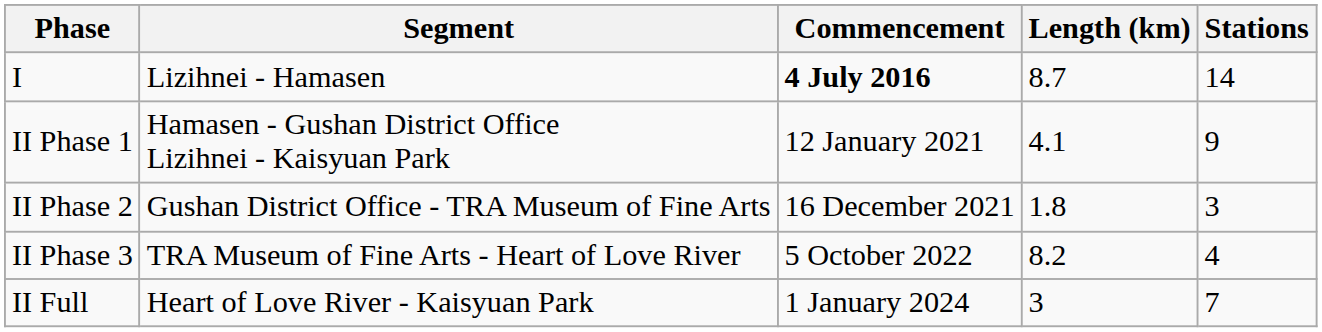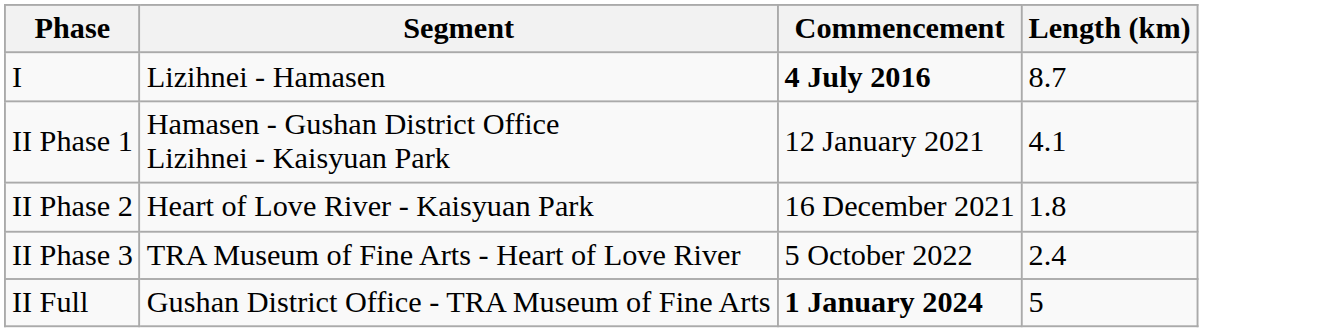- column: (1257, 28)
(459, 206) Gushan District Office - TRA Museum of Fine Arts -> (370, 206) Heart of Love River - Kaisyuan Park
(1047, 254) 8.2 -> (1047, 254) 2.4
(370, 302) Heart of Love River - Kaisyuan Park -> (459, 302) Gushan District Office - TRA Museum of Fine Arts
(877, 302) normal -> (884, 302) bold
(1036, 302) 3 -> (1036, 302) 5
